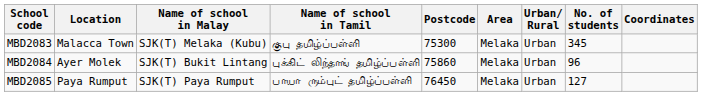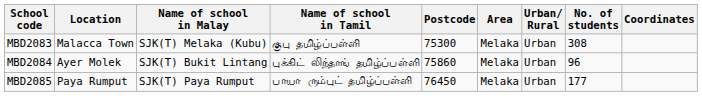(577, 44) 345 -> (577, 44) 308
(577, 82) 127 -> (577, 82) 177
